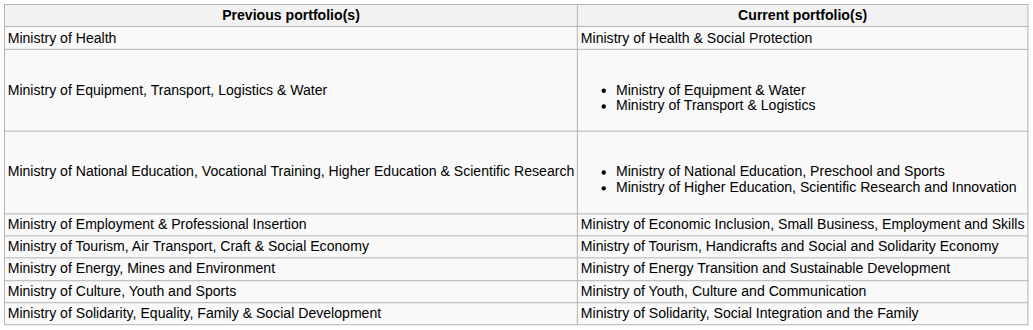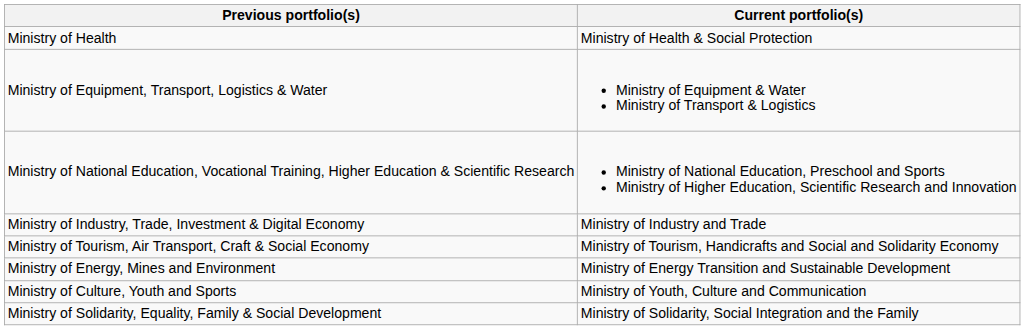- row: (157, 224)
+ row: (186, 224)
